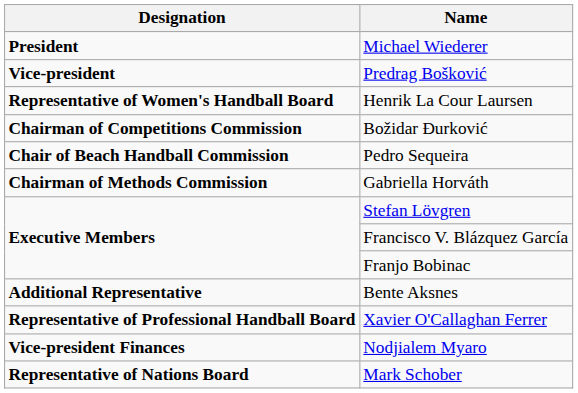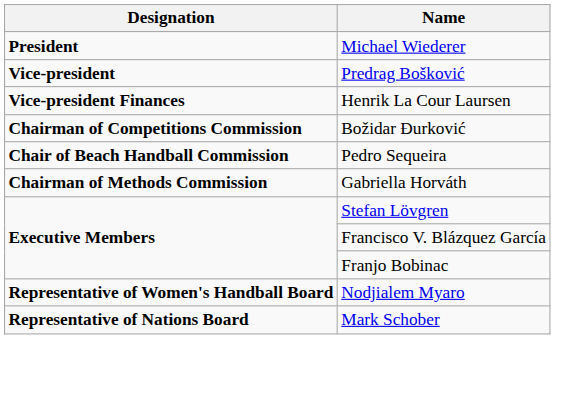(171, 100) Representative of Women's Handball Board -> (97, 100) Vice-president Finances
- row: (411, 292)
- row: (455, 319)
(97, 347) Vice-president Finances -> (171, 292) Representative of Women's Handball Board
